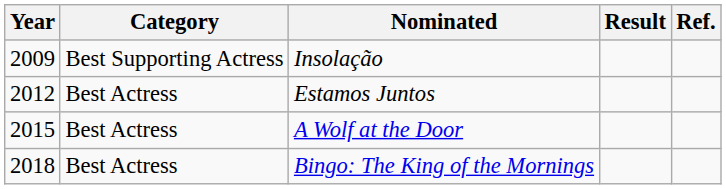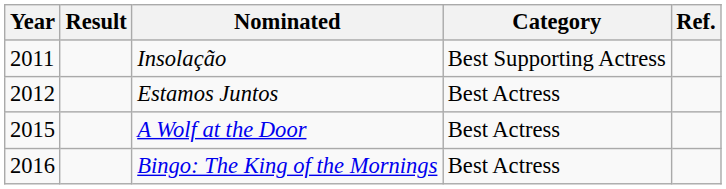columns swapped: (174, 22) <-> (635, 22)
(32, 58) 2009 -> (32, 58) 2011
(32, 165) 2018 -> (32, 165) 2016
